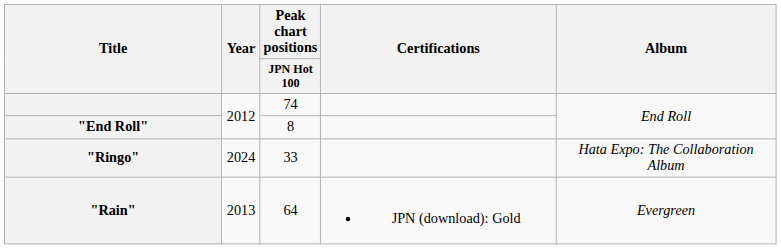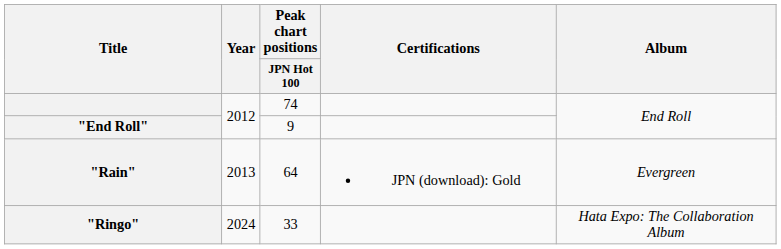(290, 127) 8 -> (290, 127) 9
rows swapped: (113, 210) <-> (113, 157)
